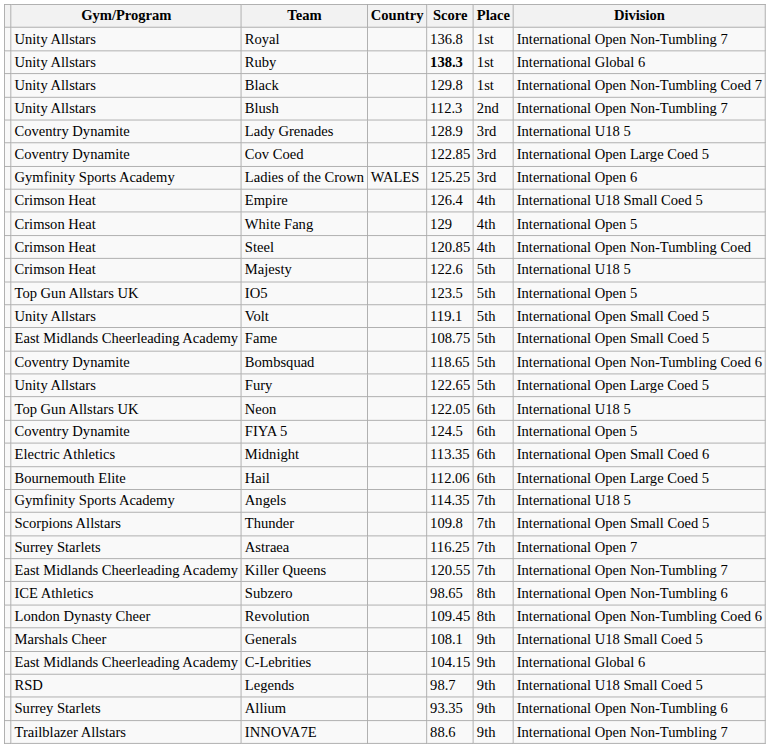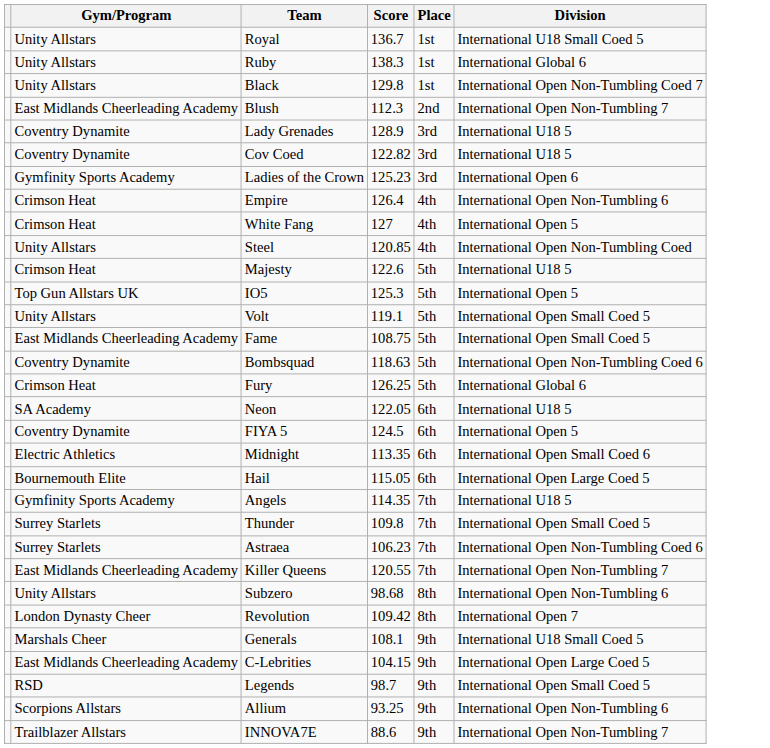- column: (397, 16)
(447, 39) 136.8 -> (387, 39) 136.7
(622, 39) International Open Non-Tumbling 7 -> (550, 39) International U18 Small Coed 5
(447, 62) bold -> (387, 62) normal
(55, 108) Unity Allstars -> (126, 108) East Midlands Cheerleading Academy
(450, 154) 122.85 -> (391, 154) 122.82
(613, 154) International Open Large Coed 5 -> (514, 154) International U18 5
(450, 177) 125.25 -> (391, 177) 125.23
(610, 200) International U18 Small Coed 5 -> (563, 200) International Open Non-Tumbling 6
(441, 223) 129 -> (382, 223) 127
(55, 246) Crimson Heat -> (55, 246) Unity Allstars
(447, 293) 123.5 -> (387, 293) 125.3
(450, 362) 118.65 -> (391, 362) 118.63
(55, 385) Unity Allstars -> (55, 385) Crimson Heat
(450, 385) 122.65 -> (391, 385) 126.25
(613, 385) International Open Large Coed 5 -> (522, 385) International Global 6
(77, 408) Top Gun Allstars UK -> (53, 408) SA Academy
(450, 477) 112.06 -> (391, 477) 115.05
(68, 524) Scorpions Allstars -> (58, 524) Surrey Starlets
(450, 547) 116.25 -> (391, 547) 106.23
(577, 547) International Open 7 -> (580, 547) International Open Non-Tumbling Coed 6
(54, 593) ICE Athletics -> (55, 593) Unity Allstars
(447, 593) 98.65 -> (387, 593) 98.68
(450, 616) 109.45 -> (391, 616) 109.42
(639, 616) International Open Non-Tumbling Coed 6 -> (518, 616) International Open 7
(581, 662) International Global 6 -> (554, 662) International Open Large Coed 5
(610, 685) International U18 Small Coed 5 -> (554, 685) International Open Small Coed 5
(58, 708) Surrey Starlets -> (68, 708) Scorpions Allstars
(447, 708) 93.35 -> (387, 708) 93.25
